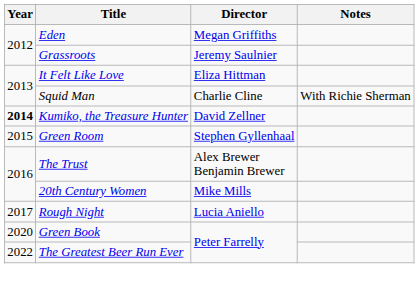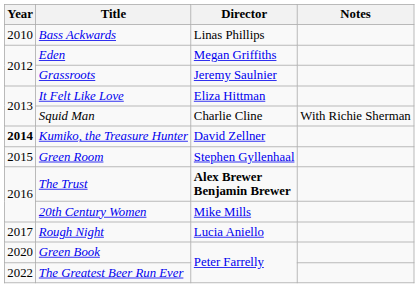+ row: (77, 34)
(239, 163) normal -> (242, 184) bold
